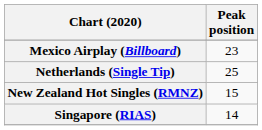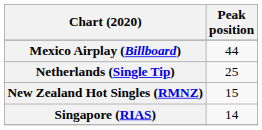(232, 51) 23 -> (232, 51) 44
